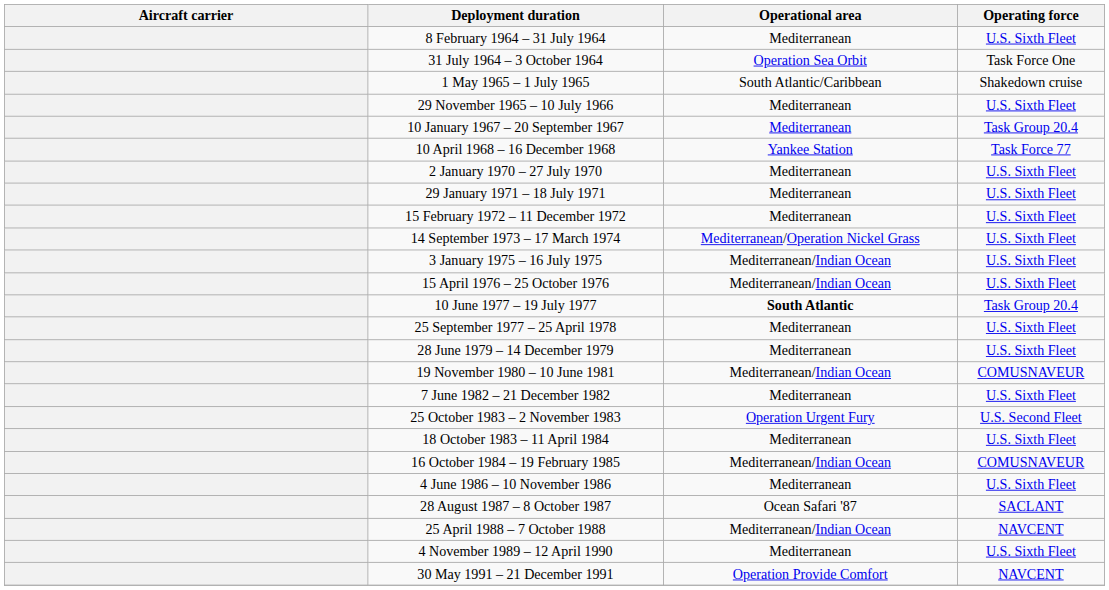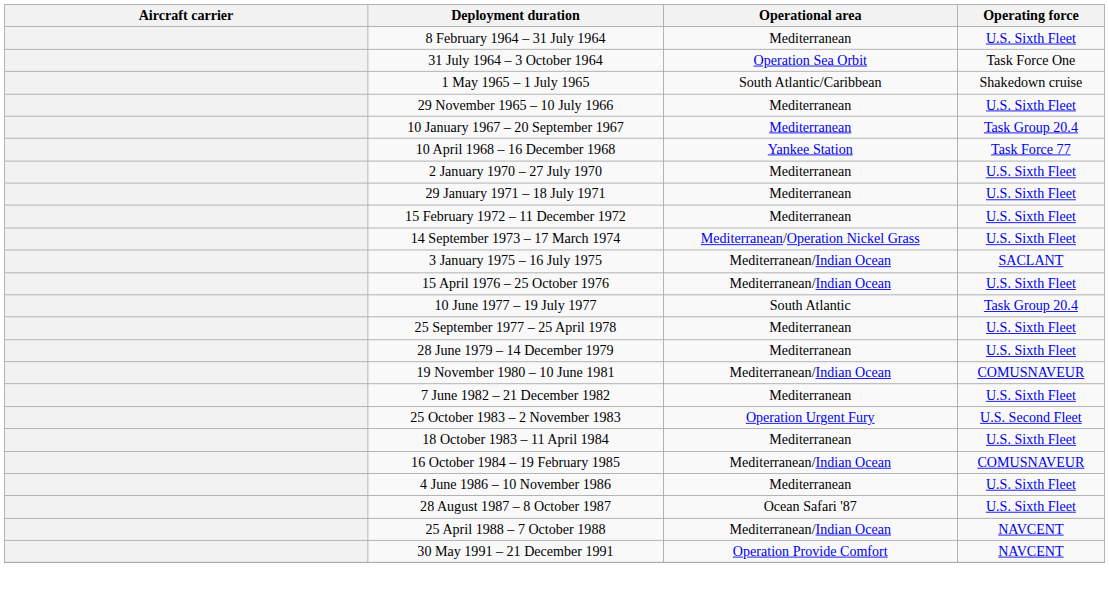(1031, 261) U.S. Sixth Fleet -> (1031, 261) SACLANT
(810, 305) bold -> (810, 305) normal
(1031, 506) SACLANT -> (1031, 506) U.S. Sixth Fleet
- row: (516, 551)
